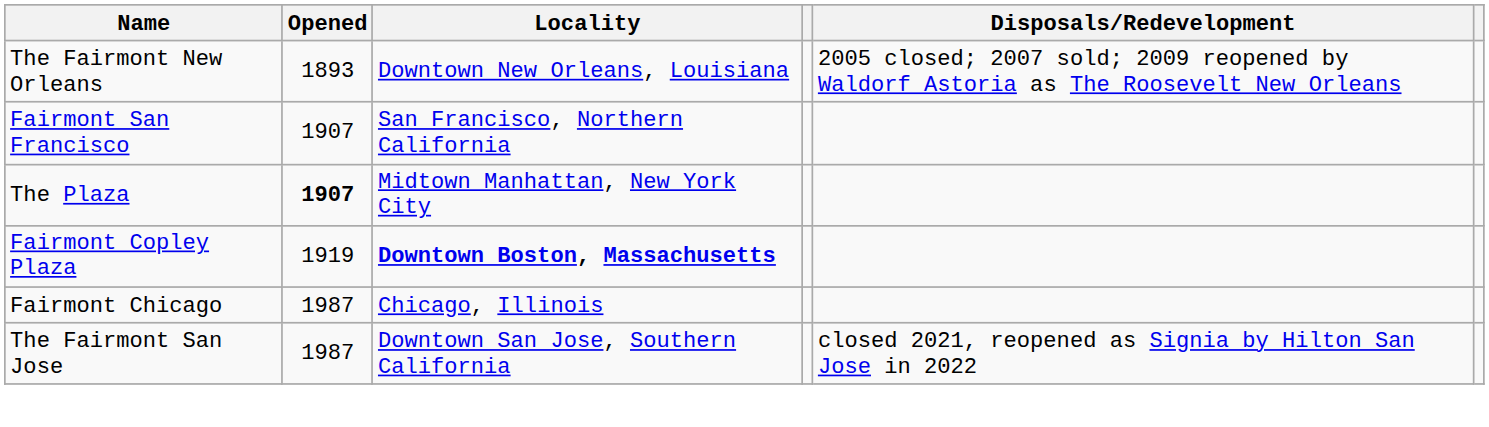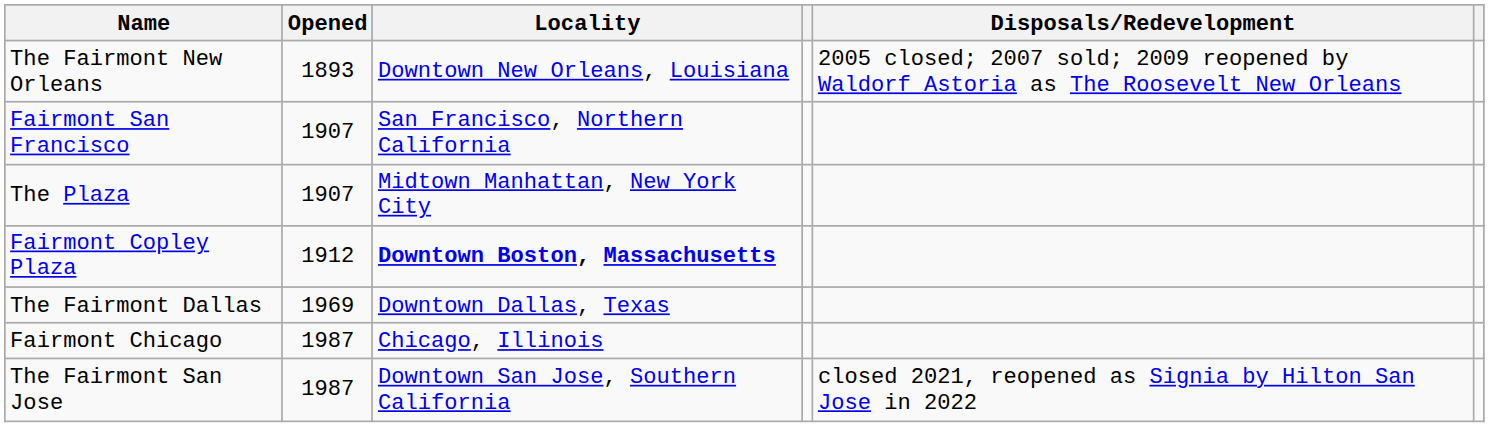(328, 195) bold -> (328, 195) normal
(328, 256) 1919 -> (328, 256) 1912
+ row: (136, 305)
